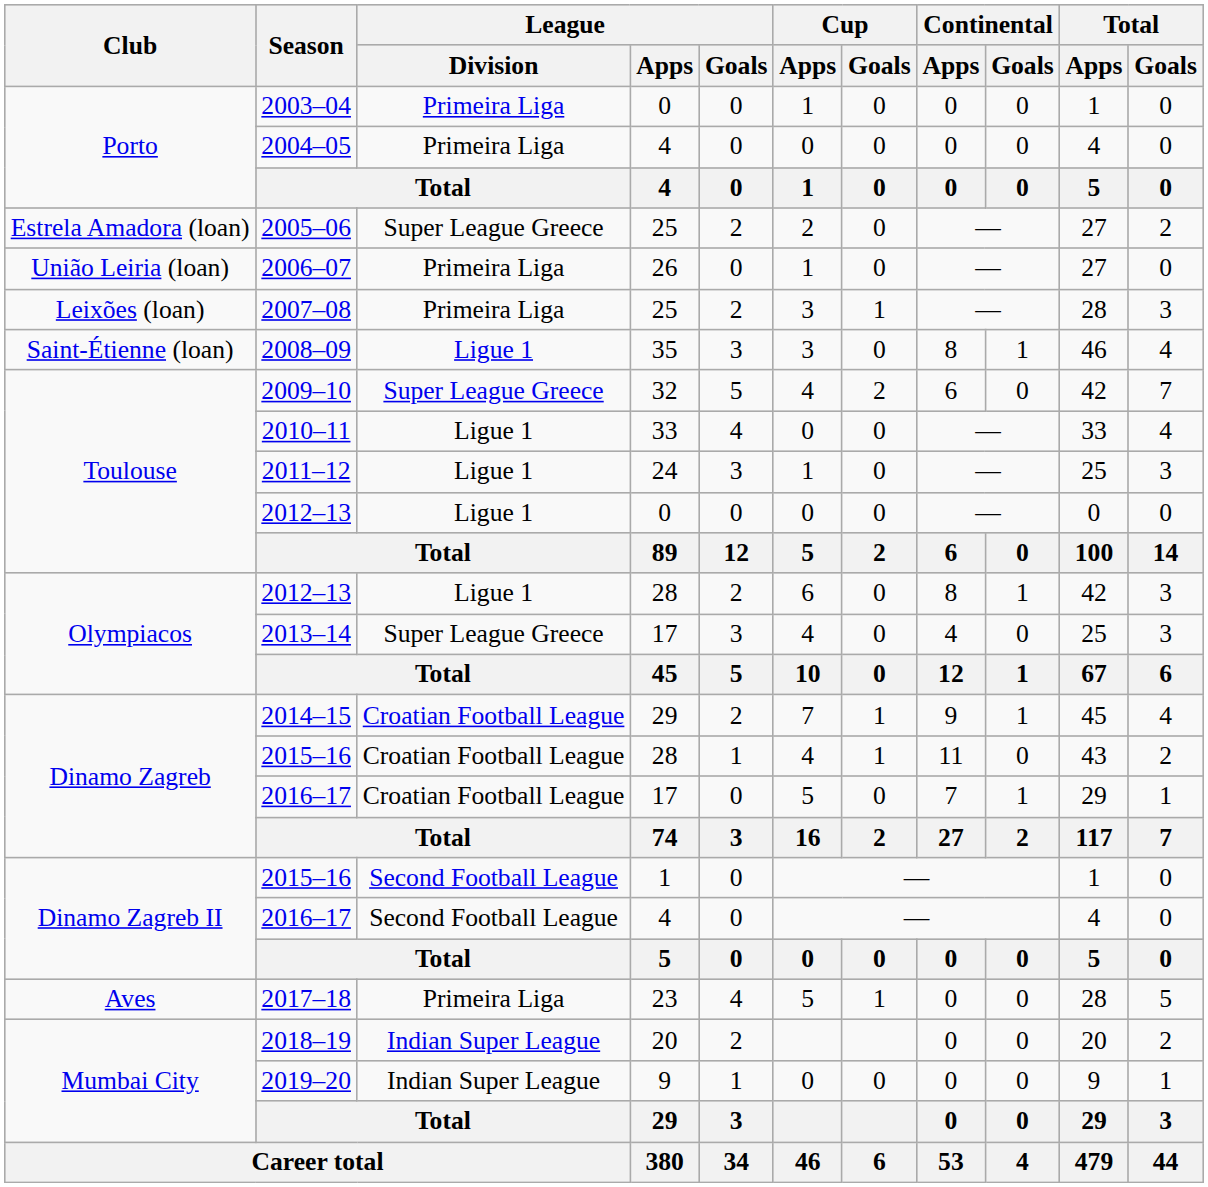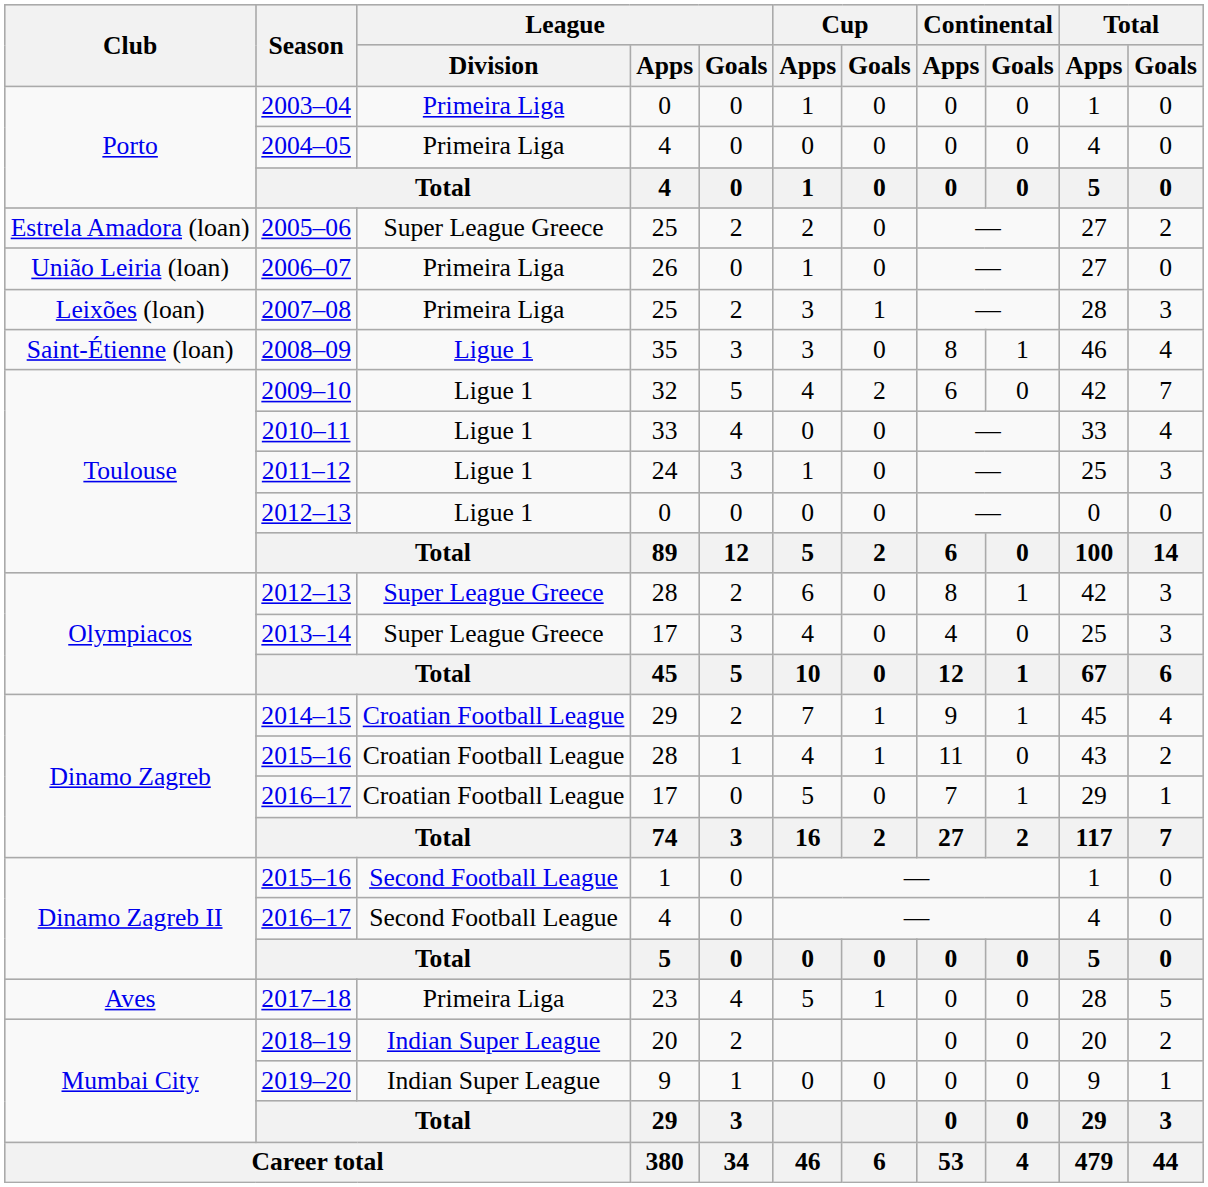(494, 390) Super League Greece -> (494, 390) Ligue 1
(494, 593) Ligue 1 -> (494, 593) Super League Greece
